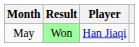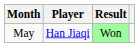columns swapped: (105, 14) <-> (61, 14)
